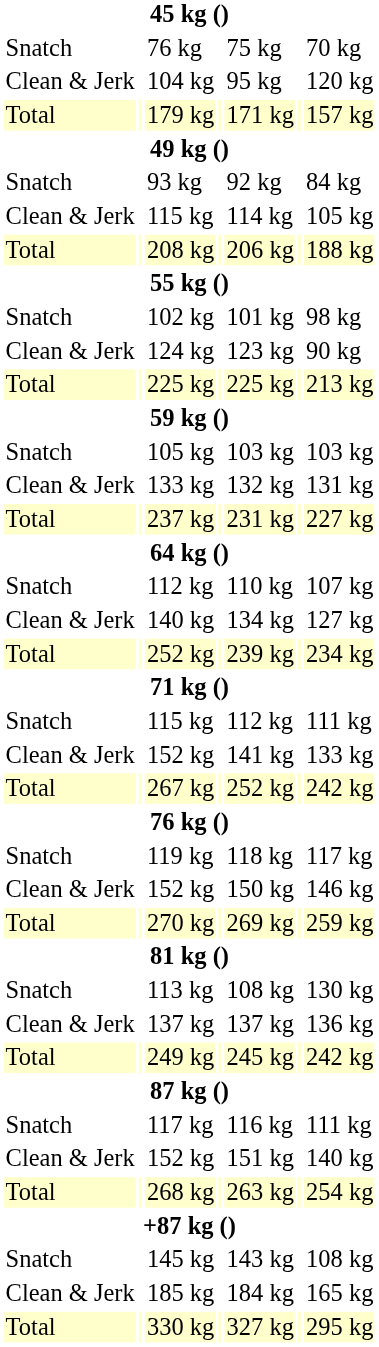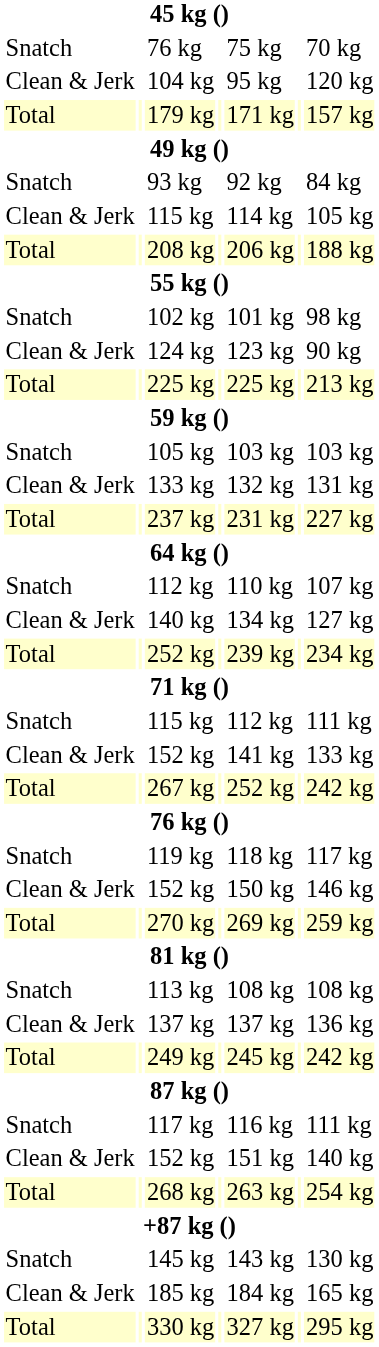(340, 990) 130 kg -> (340, 990) 108 kg
(340, 1259) 108 kg -> (340, 1259) 130 kg
